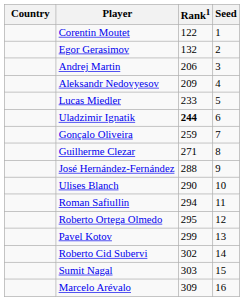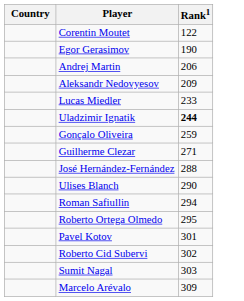- column: (226, 14)
(189, 49) 132 -> (189, 49) 190
(189, 236) 299 -> (189, 236) 301
